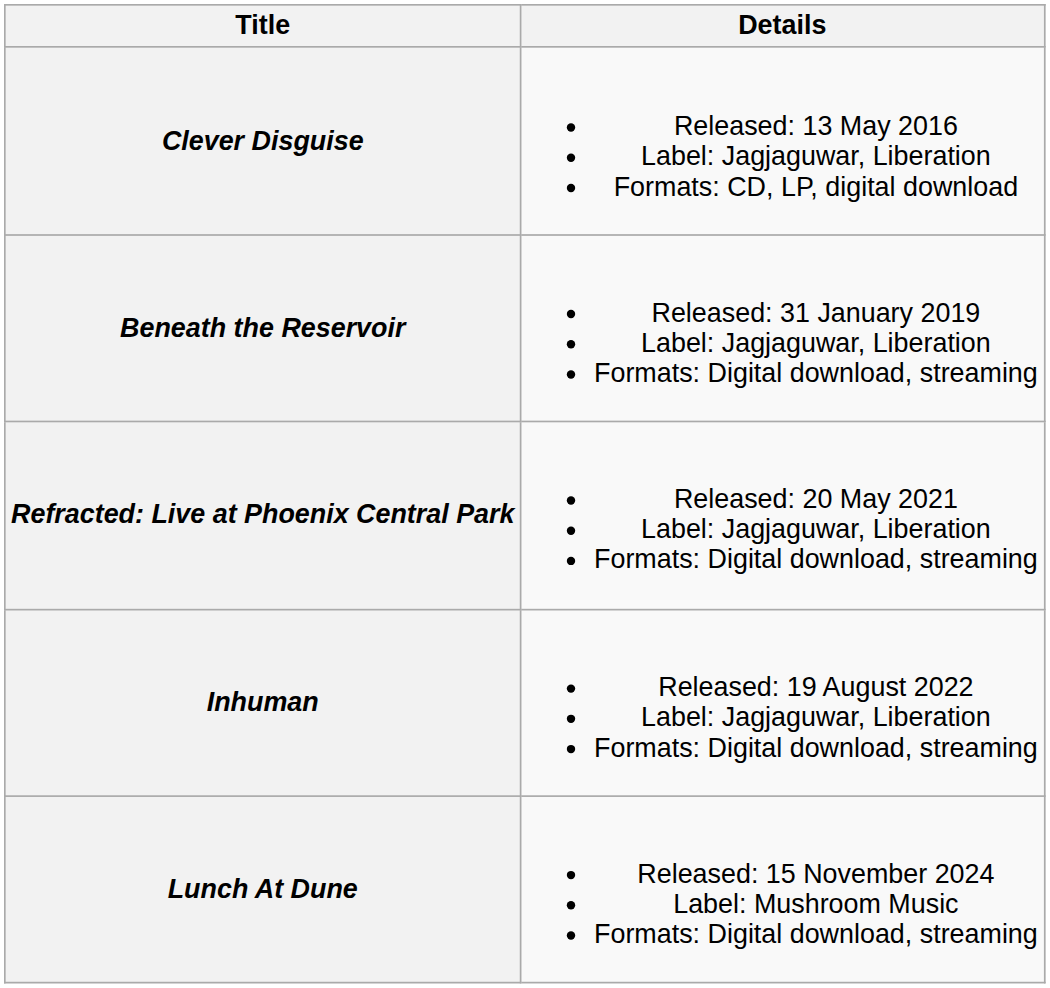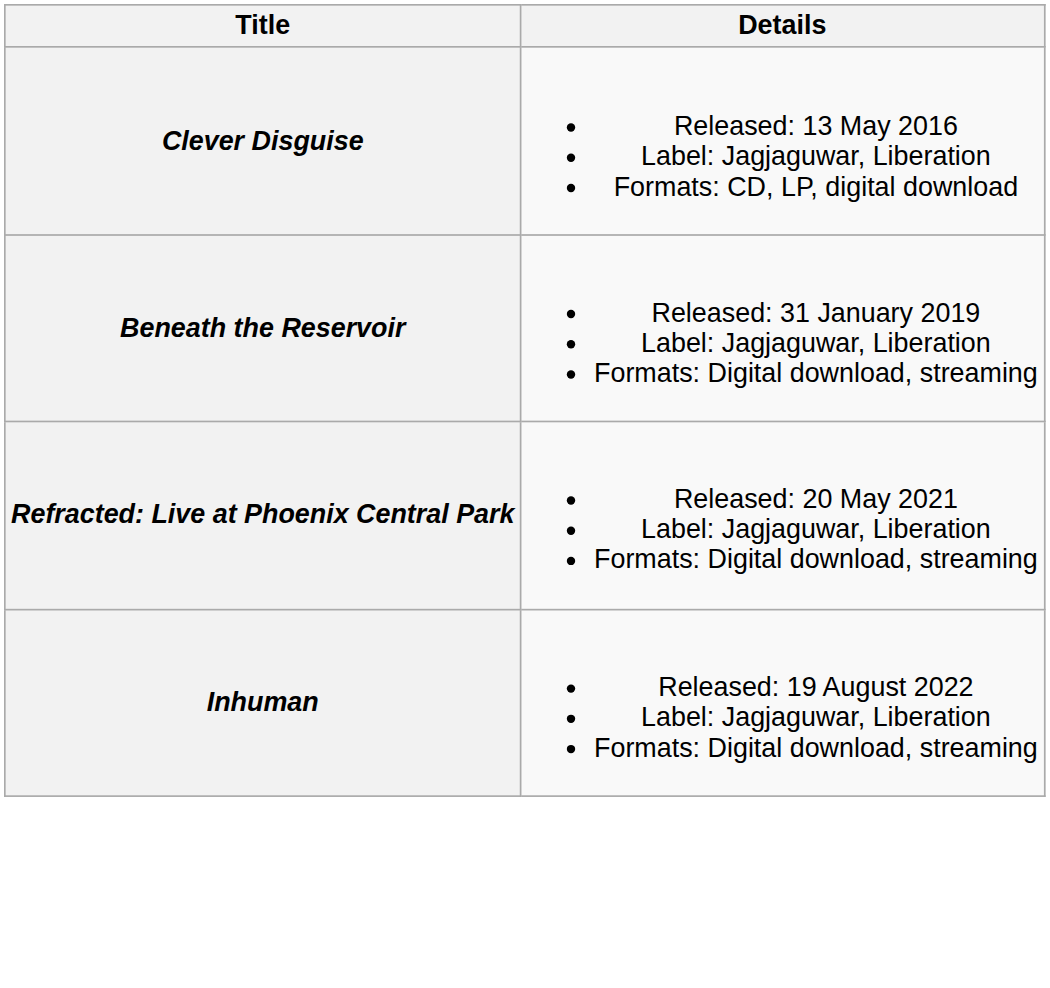- row: (263, 889)
